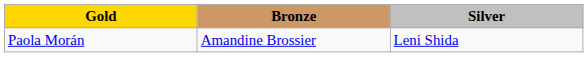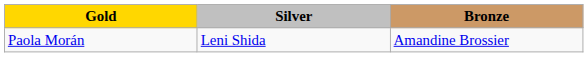columns swapped: (487, 16) <-> (294, 16)
